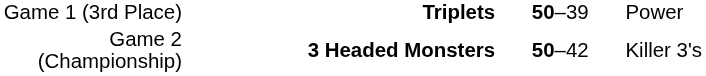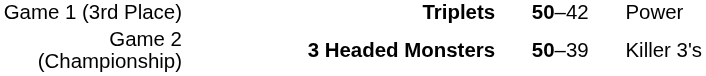(560, 11) 50–39 -> (560, 11) 50–42
(560, 50) 50–42 -> (560, 50) 50–39
